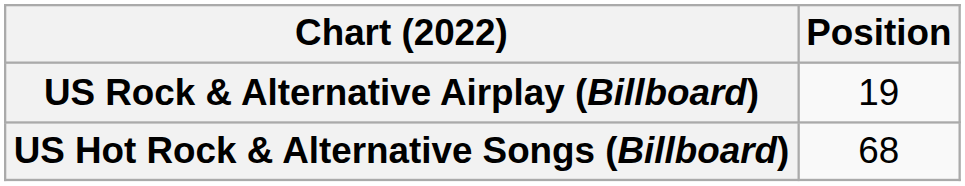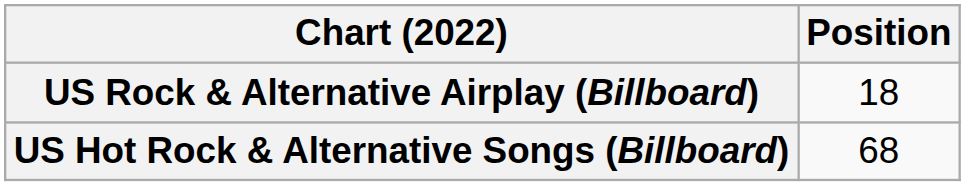(879, 92) 19 -> (879, 92) 18
